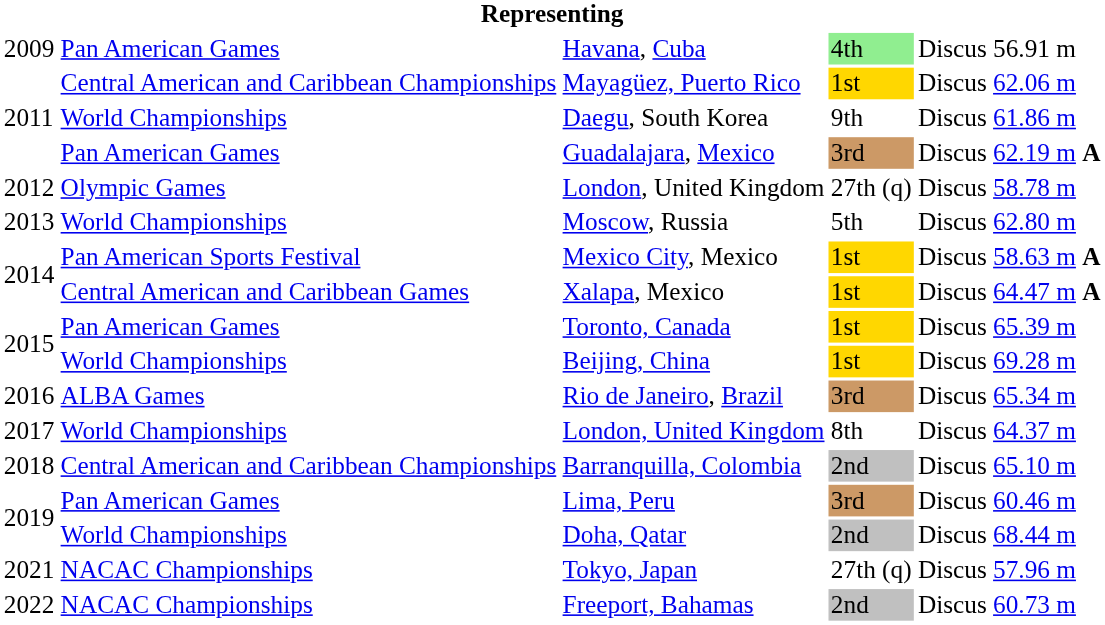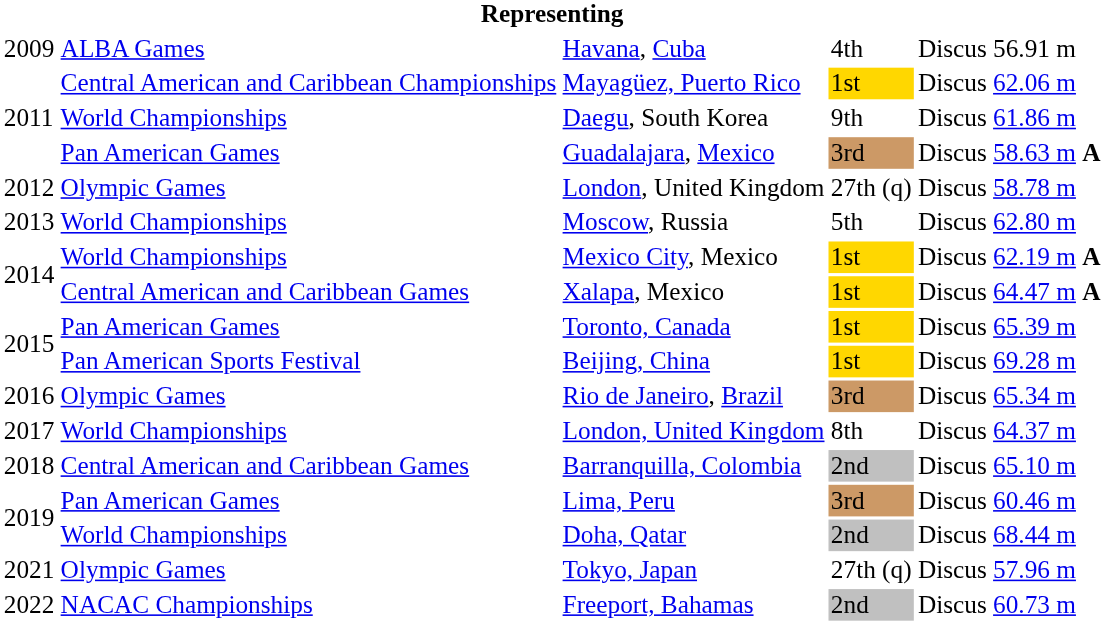(170, 48) Pan American Games -> (133, 48) ALBA Games
(847, 48) lightgreen background -> (847, 48) no background
(1047, 152) 62.19 m A -> (1047, 152) 58.63 m A
(211, 256) Pan American Sports Festival -> (174, 256) World Championships
(1047, 256) 58.63 m A -> (1047, 256) 62.19 m A
(174, 361) World Championships -> (211, 361) Pan American Sports Festival
(133, 396) ALBA Games -> (143, 396) Olympic Games
(308, 465) Central American and Caribbean Championships -> (265, 465) Central American and Caribbean Games
(187, 569) NACAC Championships -> (143, 569) Olympic Games
